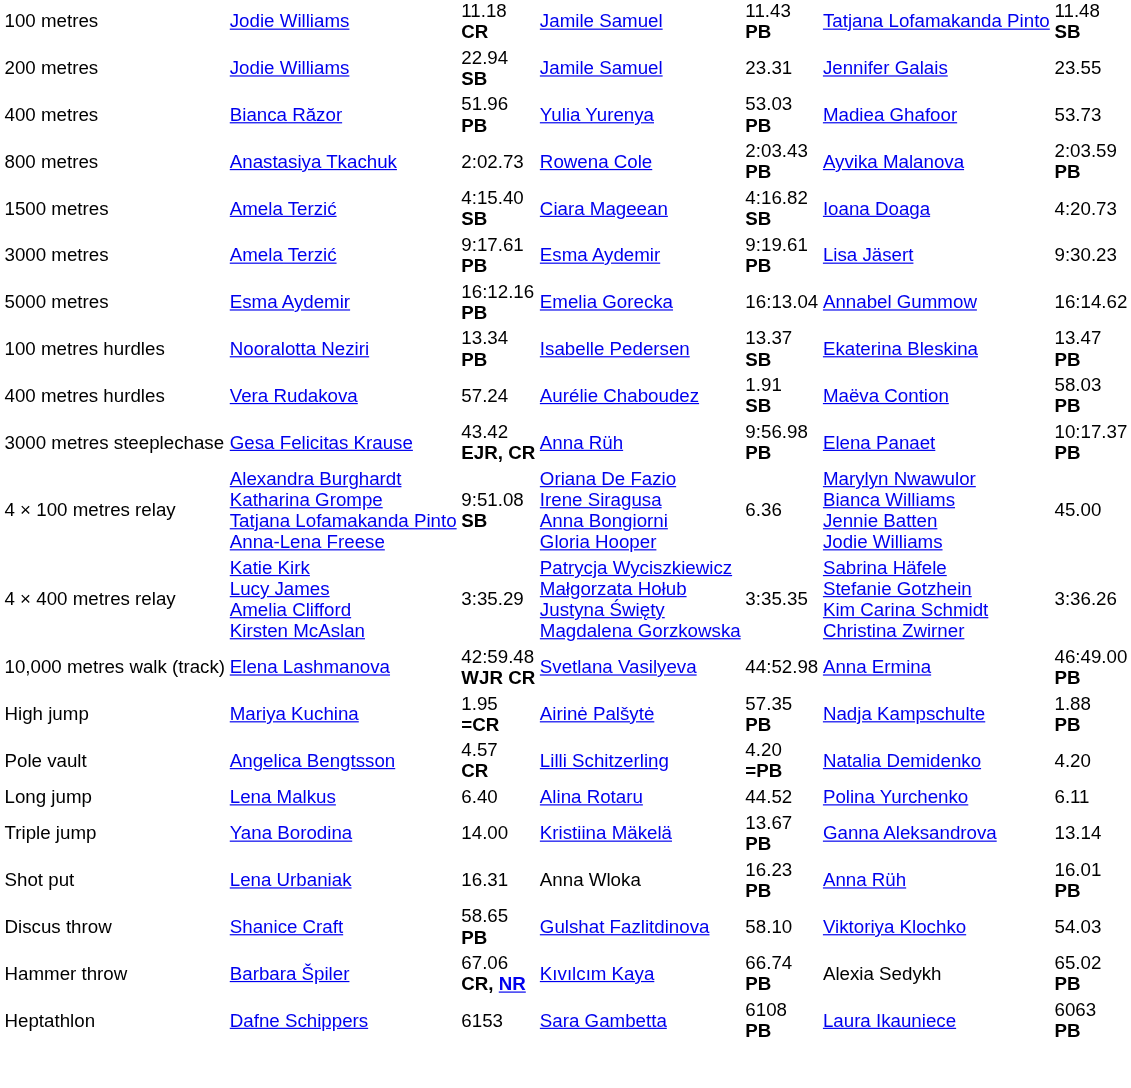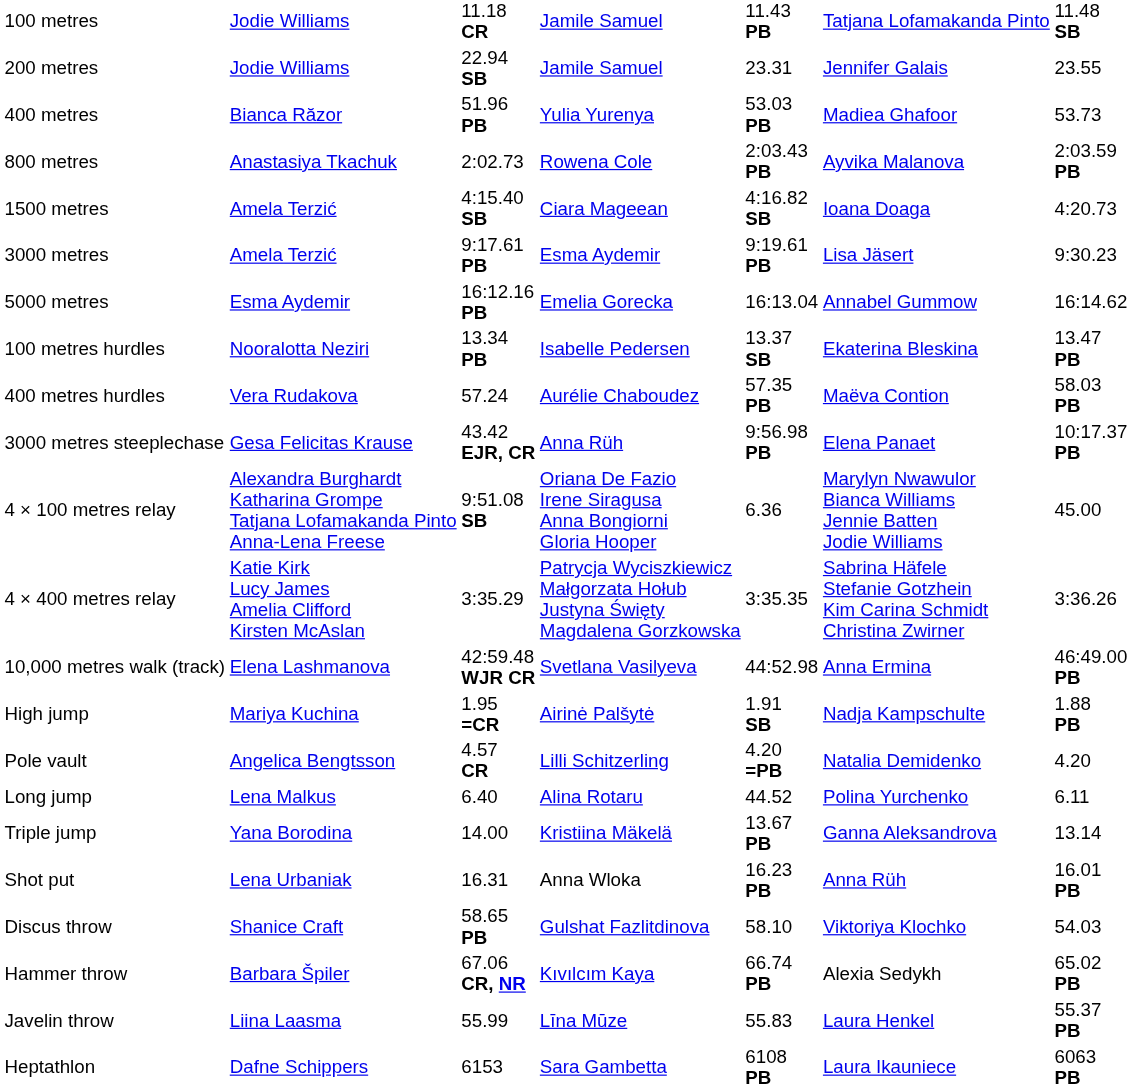(764, 395) 1.91 SB -> (769, 395) 57.35 PB
(769, 714) 57.35 PB -> (764, 714) 1.91 SB
+ row: (59, 1020)
